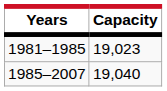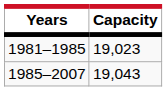(117, 73) 19,040 -> (117, 73) 19,043
